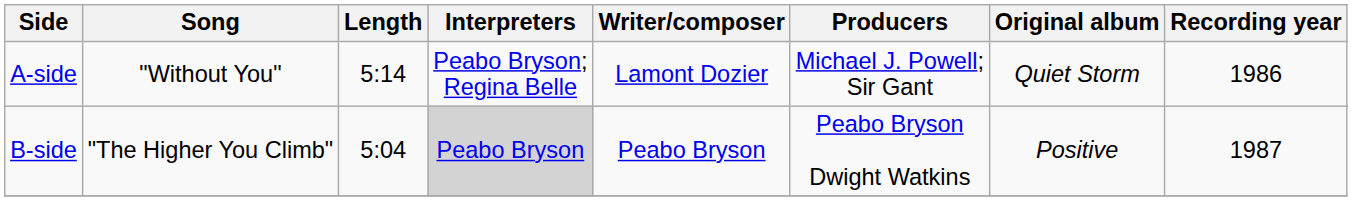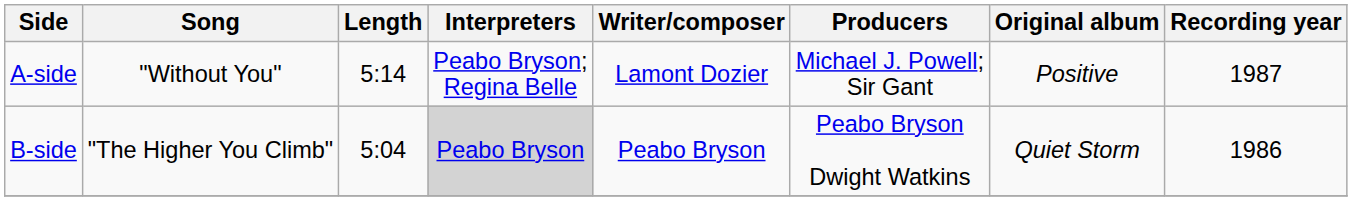(1077, 73) Quiet Storm -> (1077, 73) Positive
(1256, 73) 1986 -> (1256, 73) 1987
(1077, 150) Positive -> (1077, 150) Quiet Storm
(1256, 150) 1987 -> (1256, 150) 1986
